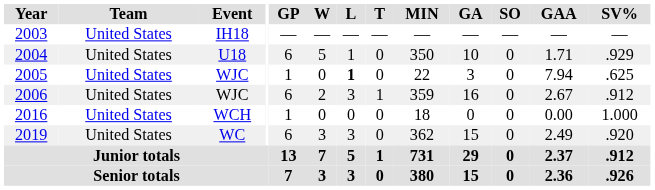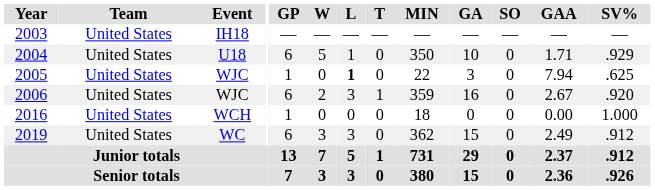(620, 94) .912 -> (620, 94) .920
(620, 135) .920 -> (620, 135) .912
